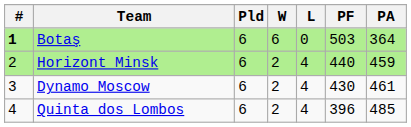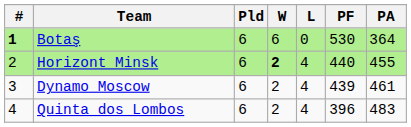(342, 40) 503 -> (342, 40) 530
(275, 63) normal -> (275, 63) bold
(382, 63) 459 -> (382, 63) 455
(342, 87) 430 -> (342, 87) 439
(382, 110) 485 -> (382, 110) 483
